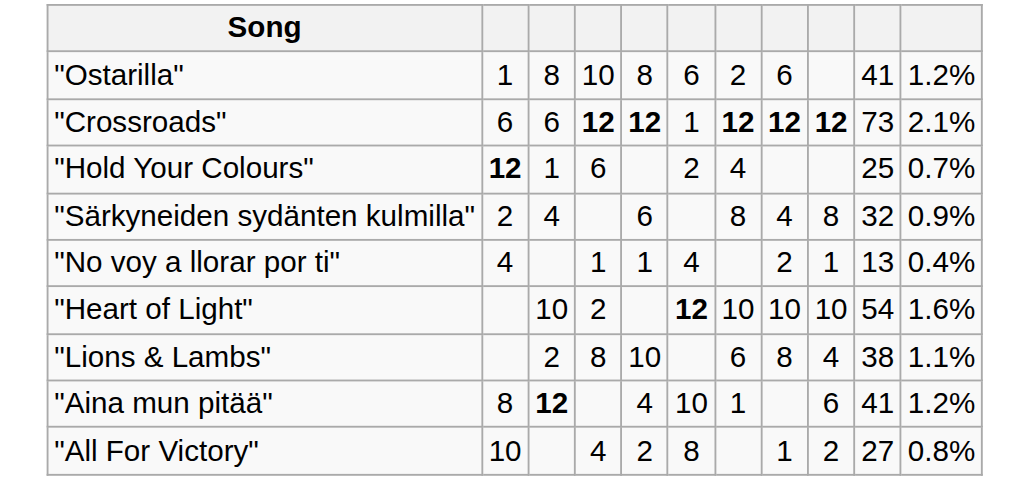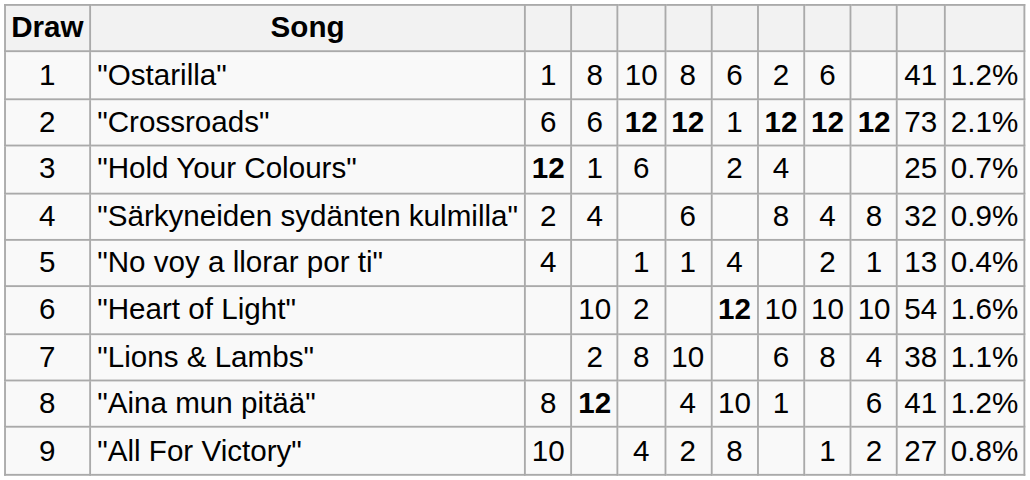+ column: (47, 27)
